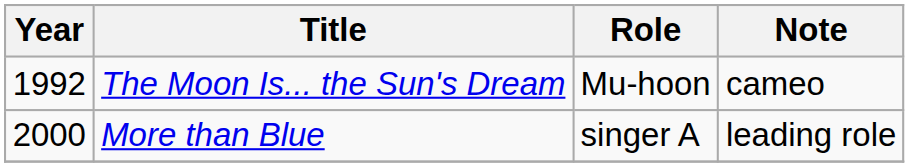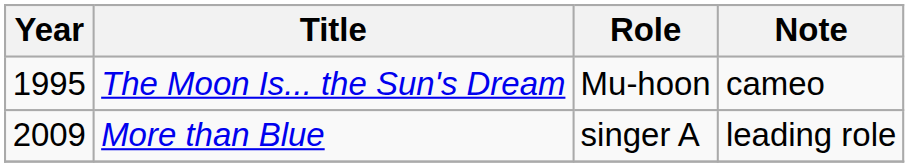(49, 82) 1992 -> (49, 82) 1995
(49, 135) 2000 -> (49, 135) 2009
